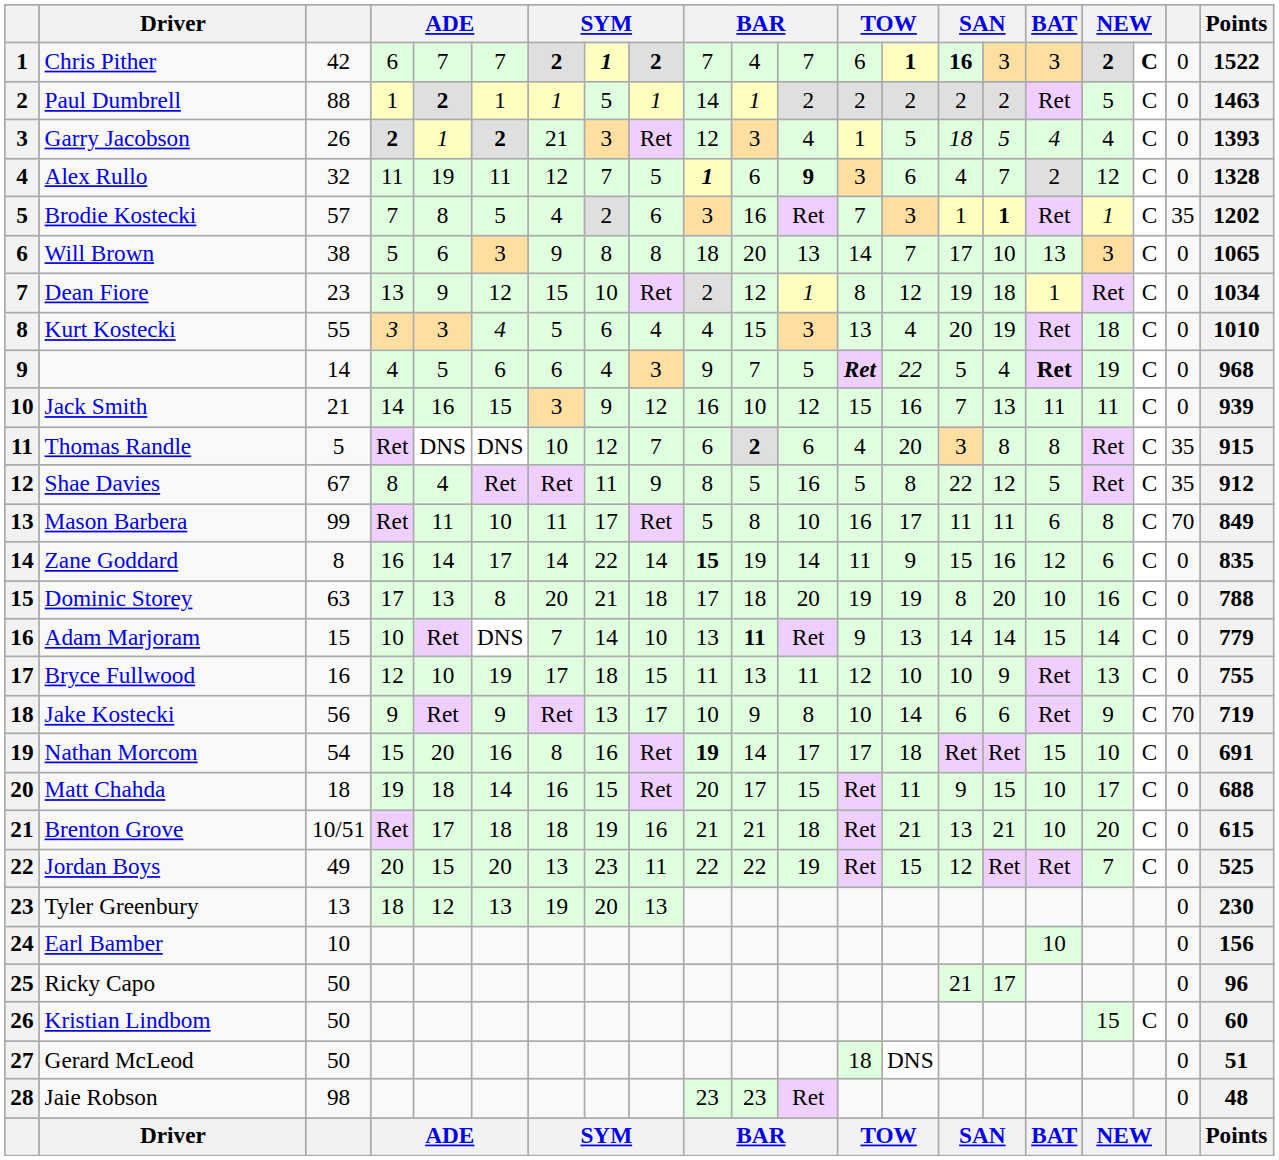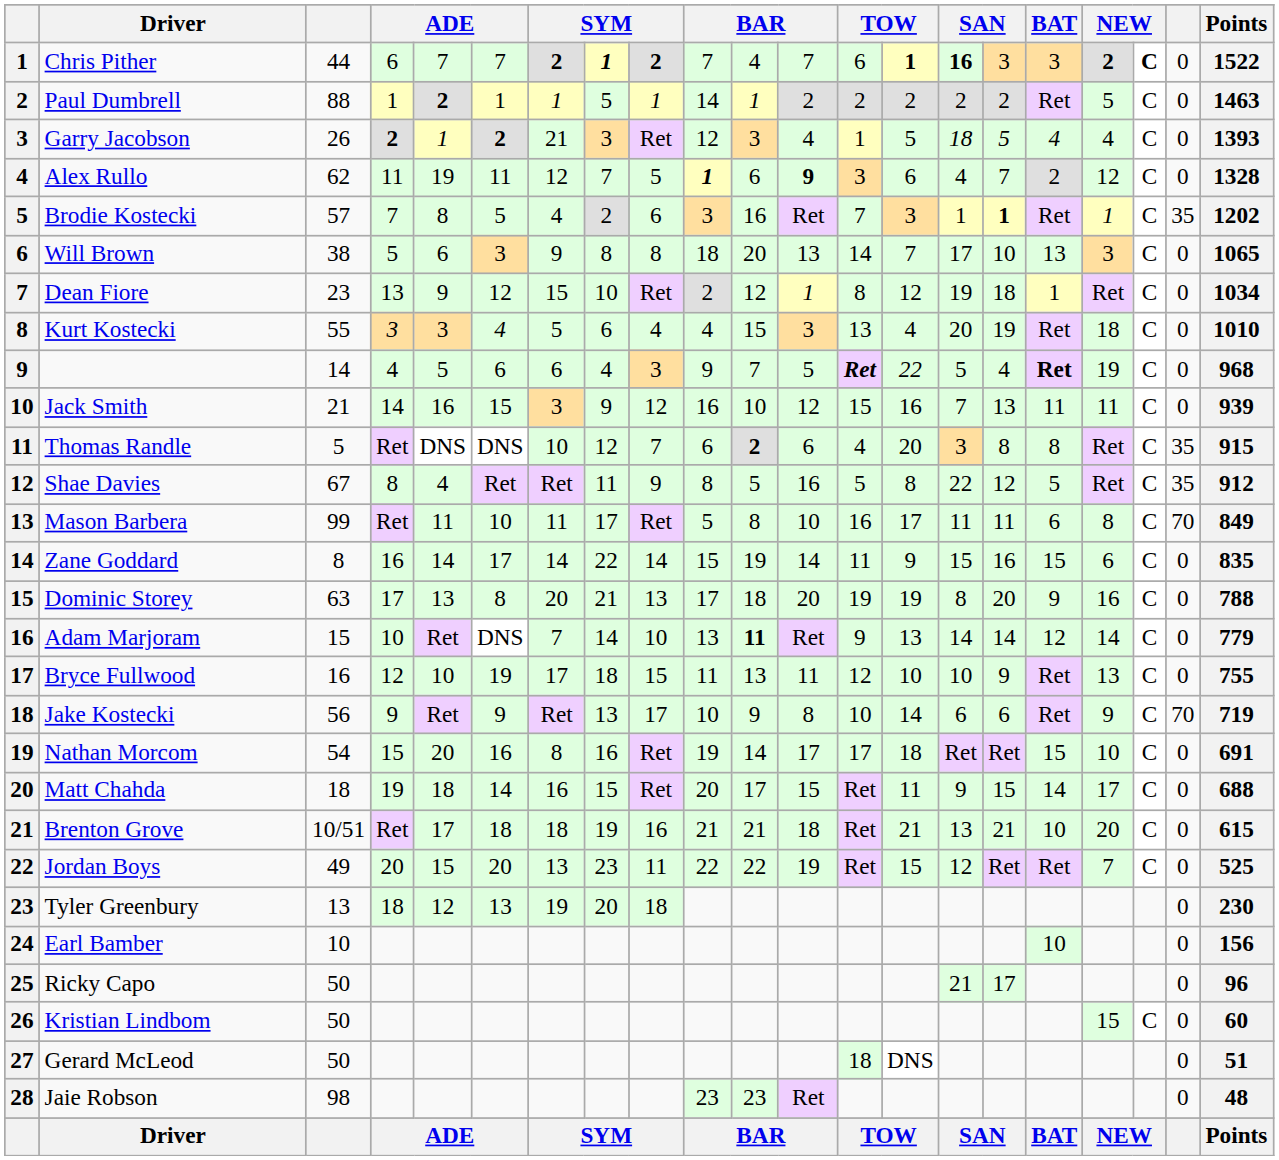(339, 61) 42 -> (339, 61) 44
(339, 176) 32 -> (339, 176) 62
(707, 560) bold -> (707, 560) normal
(1054, 560) 12 -> (1054, 560) 15
(656, 598) 18 -> (656, 598) 13
(1054, 598) 10 -> (1054, 598) 9
(1054, 637) 15 -> (1054, 637) 12
(707, 752) bold -> (707, 752) normal
(1054, 790) 10 -> (1054, 790) 14
(656, 905) 13 -> (656, 905) 18
